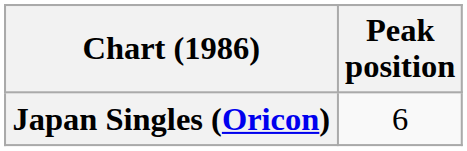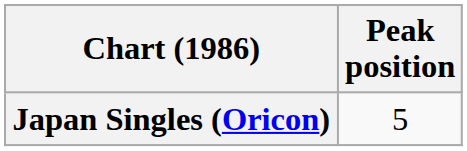(400, 118) 6 -> (400, 118) 5
